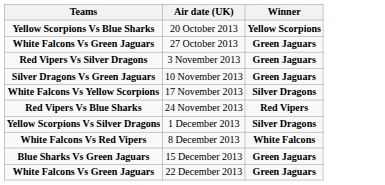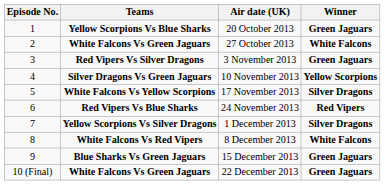+ column: (32, 12)
(284, 28) Yellow Scorpions -> (340, 28) Green Jaguars
(284, 44) Green Jaguars -> (340, 44) White Falcons
(284, 76) Green Jaguars -> (340, 76) Yellow Scorpions
